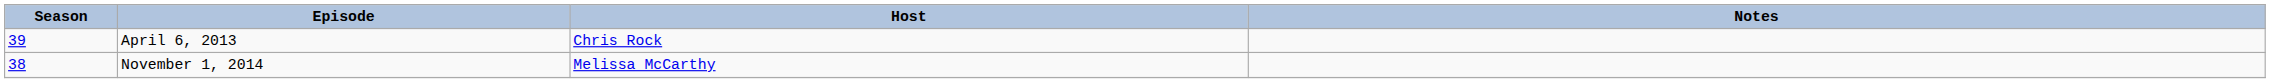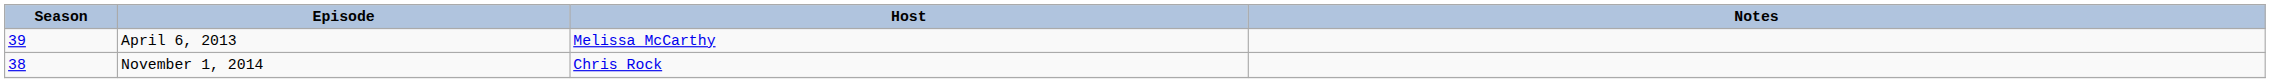(618, 41) Chris Rock -> (644, 41) Melissa McCarthy
(644, 65) Melissa McCarthy -> (618, 65) Chris Rock
